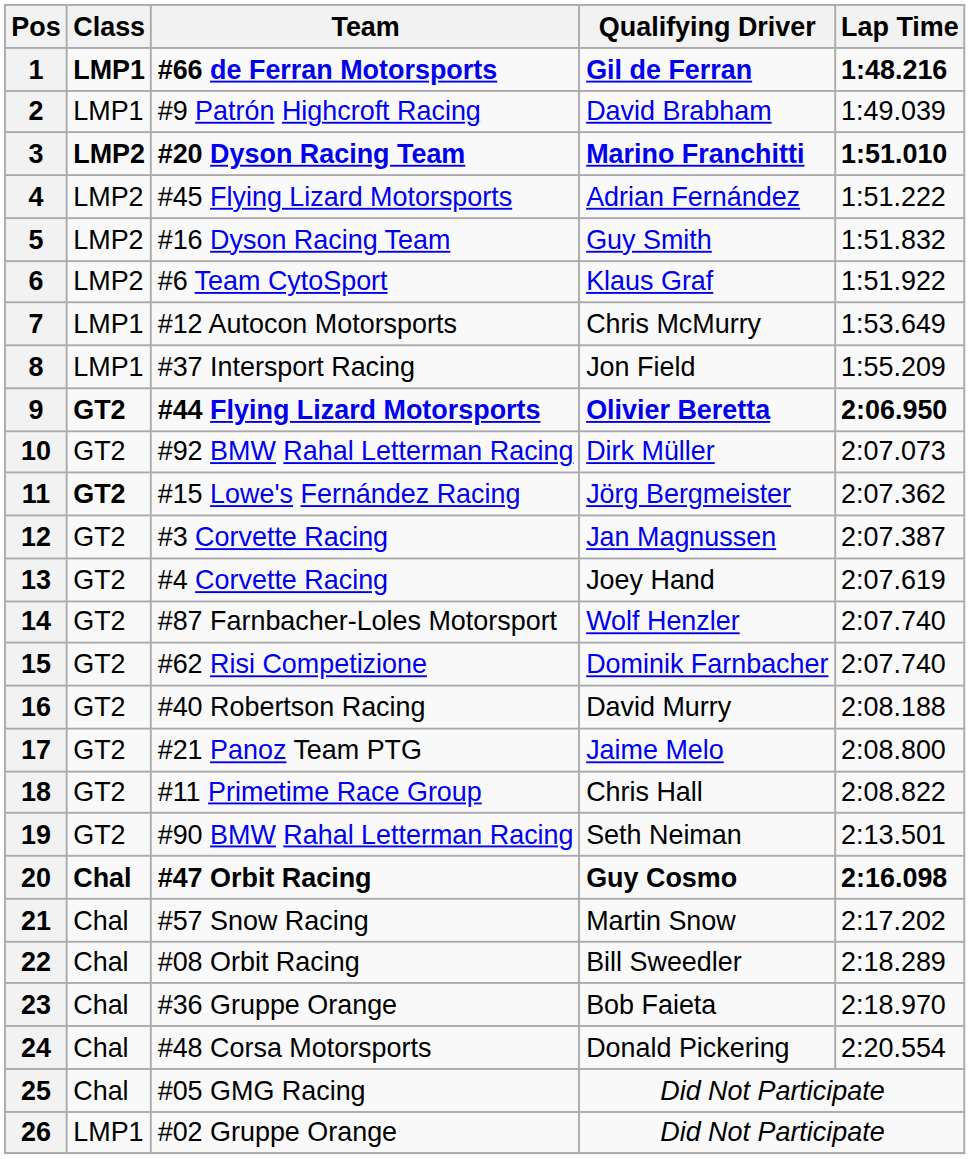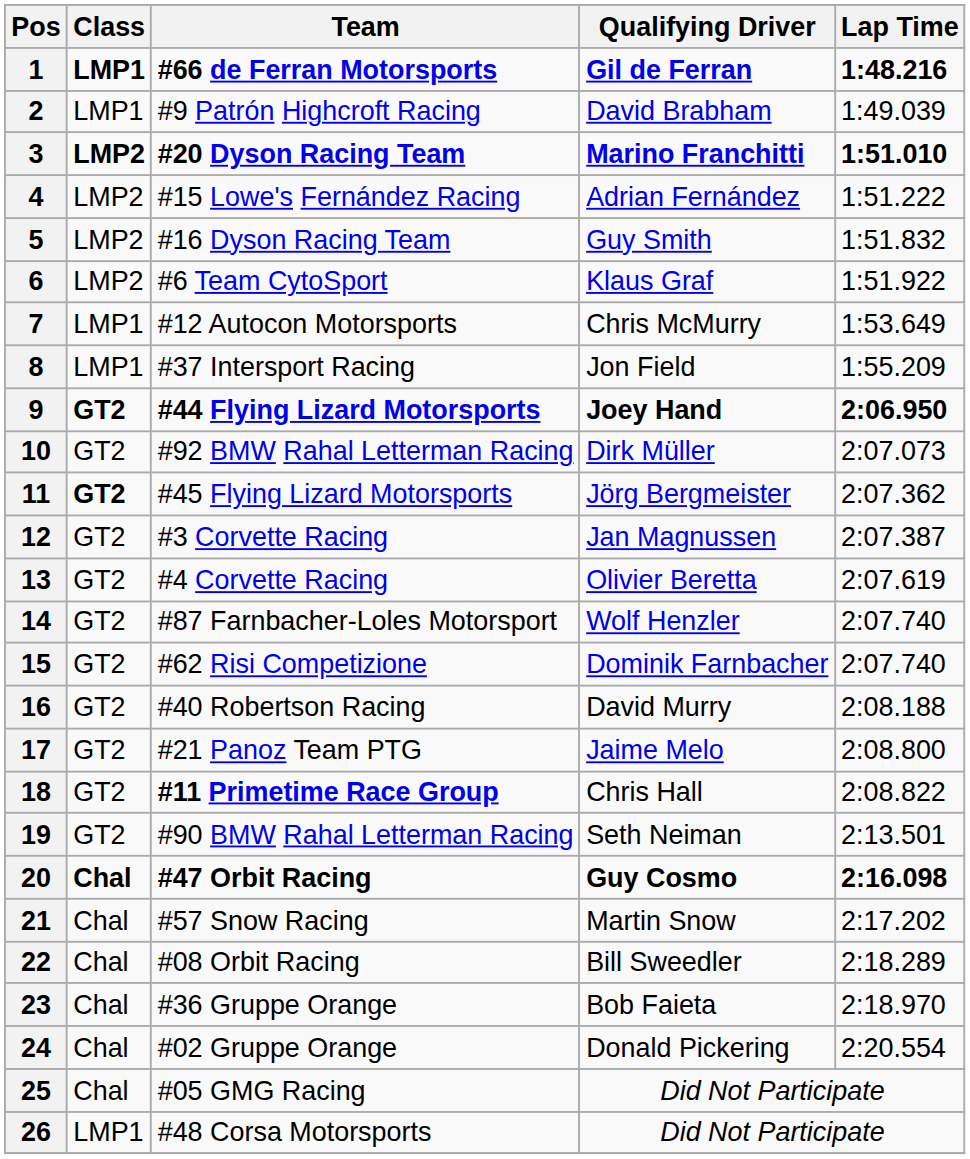(335, 197) #45 Flying Lizard Motorsports -> (339, 197) #15 Lowe's Fernández Racing
(678, 409) Olivier Beretta -> (654, 409) Joey Hand
(339, 495) #15 Lowe's Fernández Racing -> (335, 495) #45 Flying Lizard Motorsports
(650, 580) Joey Hand -> (671, 580) Olivier Beretta
(320, 792) normal -> (328, 792) bold
(295, 1048) #48 Corsa Motorsports -> (277, 1048) #02 Gruppe Orange
(277, 1133) #02 Gruppe Orange -> (295, 1133) #48 Corsa Motorsports
